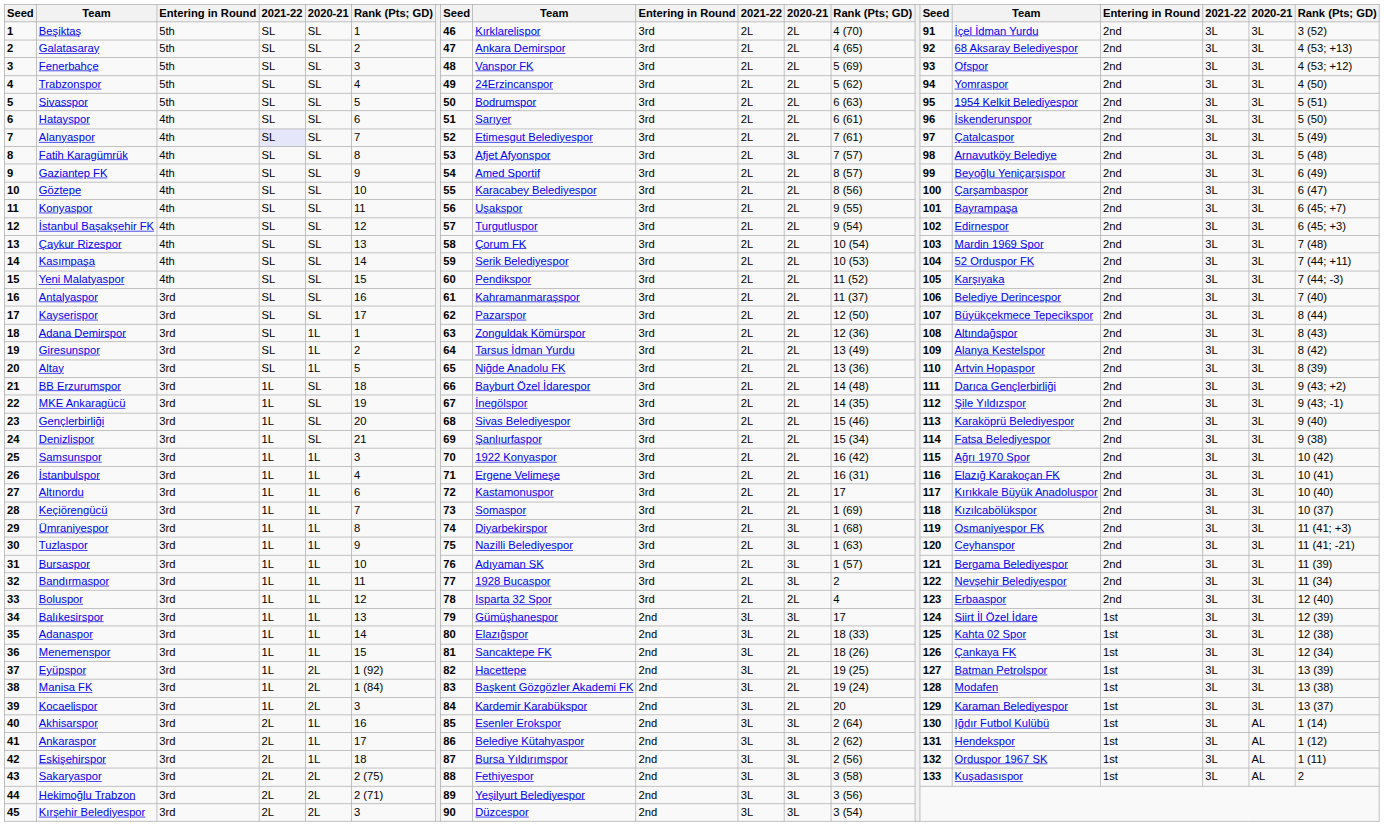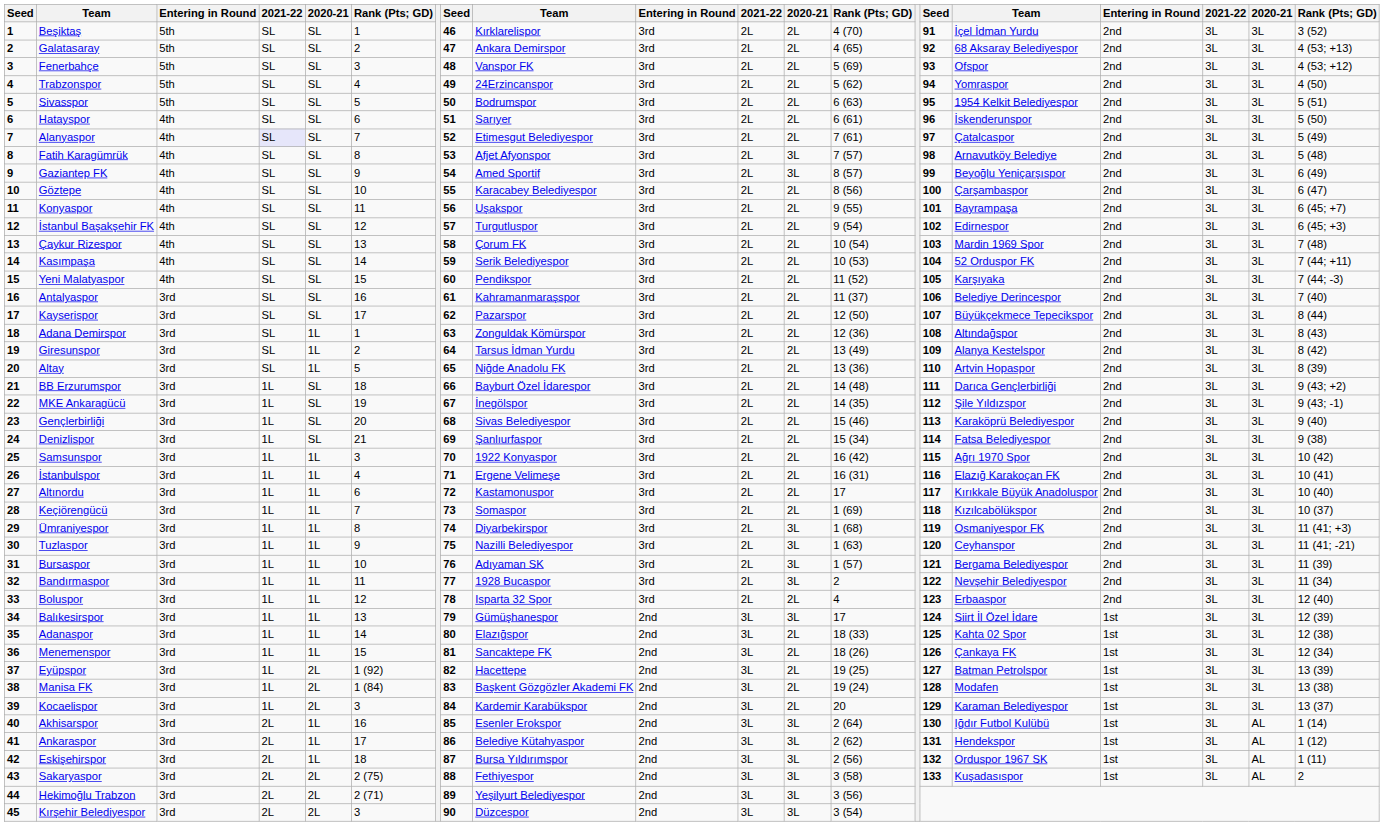(793, 173) 2L -> (793, 173) 3L
